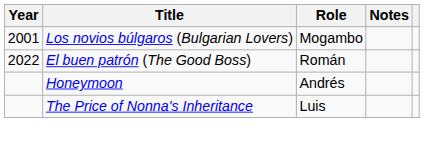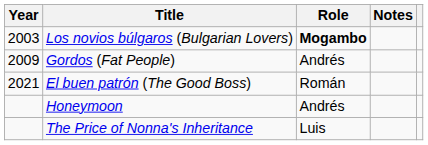(24, 38) 2001 -> (24, 38) 2003
(331, 38) normal -> (333, 38) bold
+ row: (110, 60)
(24, 60) 2022 -> (24, 83) 2021
